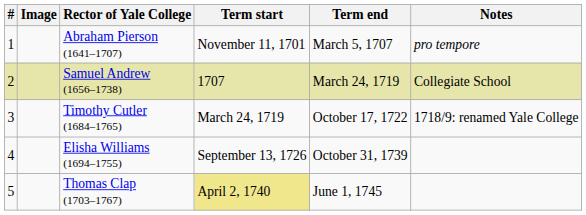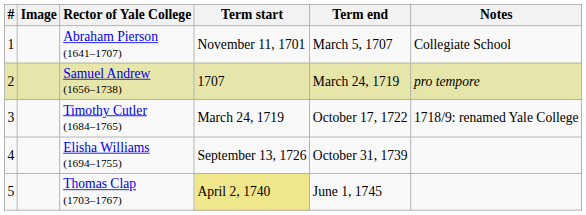(447, 44) pro tempore -> (462, 44) Collegiate School
(462, 81) Collegiate School -> (447, 81) pro tempore
